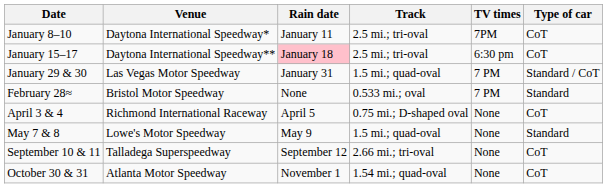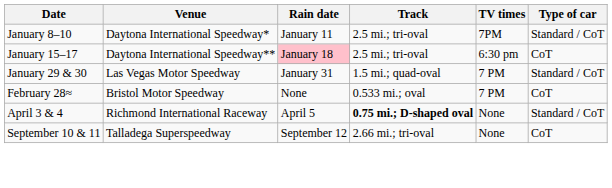(537, 34) CoT -> (568, 34) Standard / CoT
(548, 93) Standard -> (542, 93) CoT
(411, 113) normal -> (413, 113) bold
(537, 113) CoT -> (568, 113) Standard / CoT
- row: (33, 133)
- row: (48, 172)
